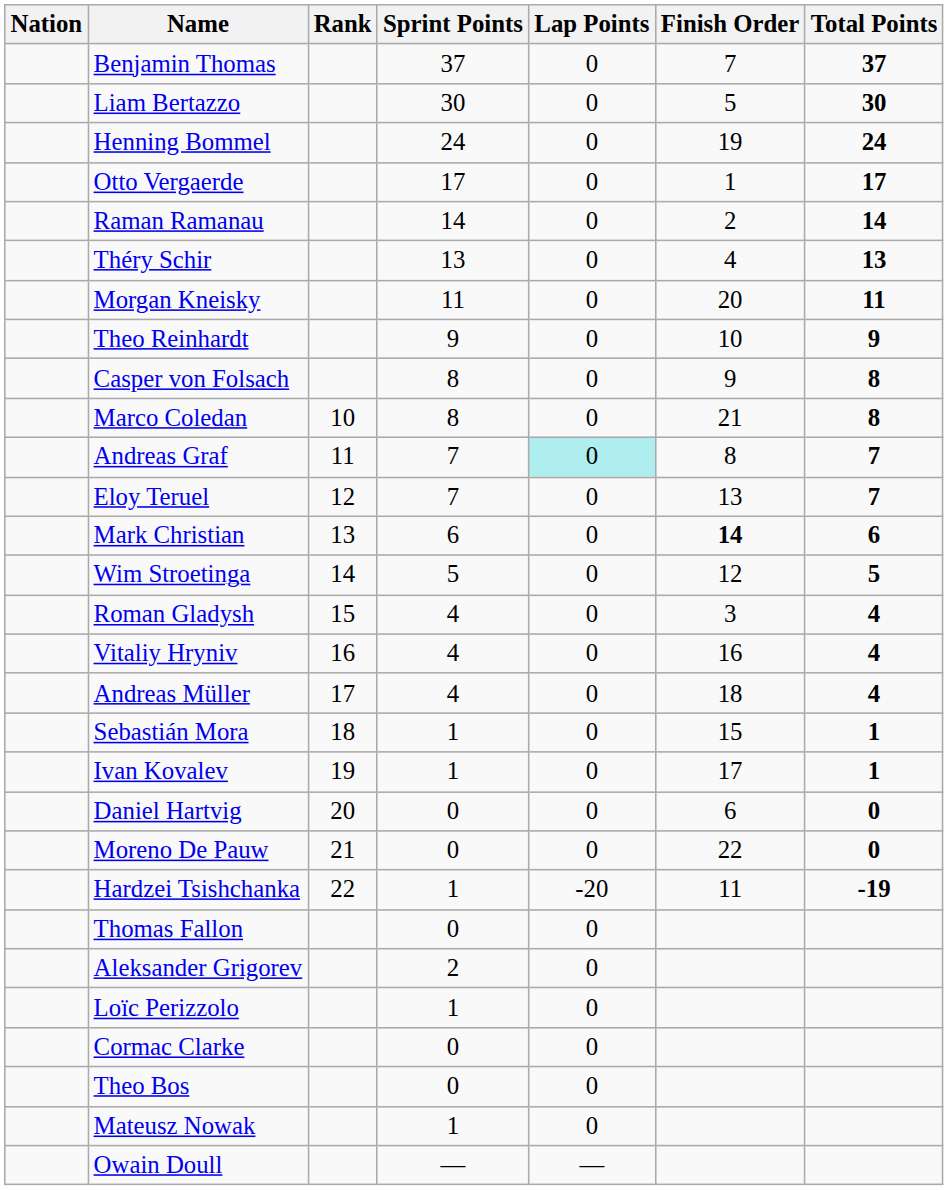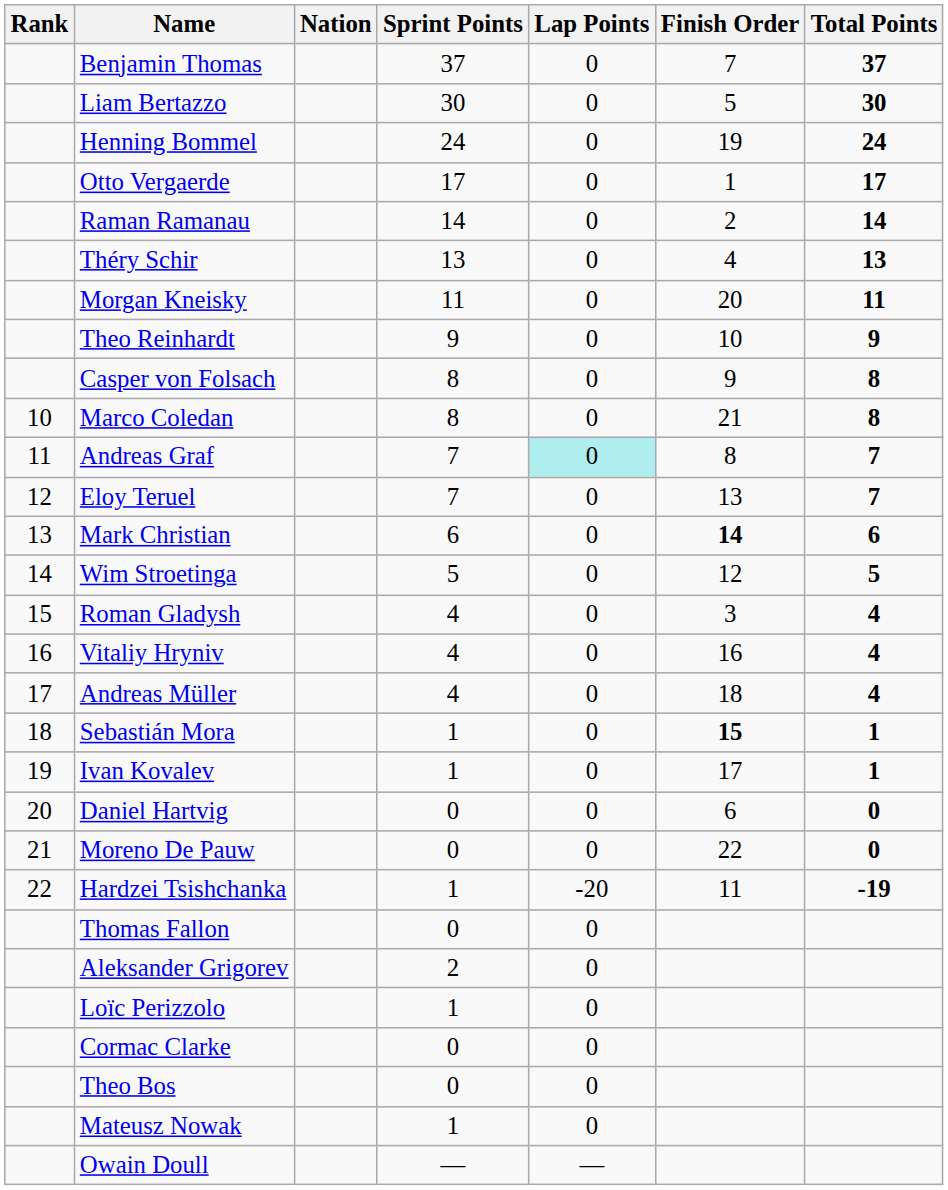columns swapped: (343, 24) <-> (46, 24)
(730, 732) normal -> (730, 732) bold
